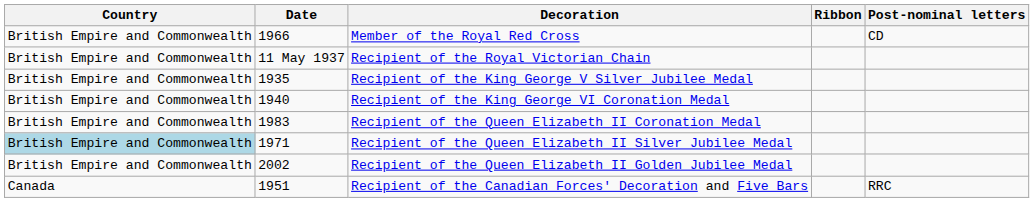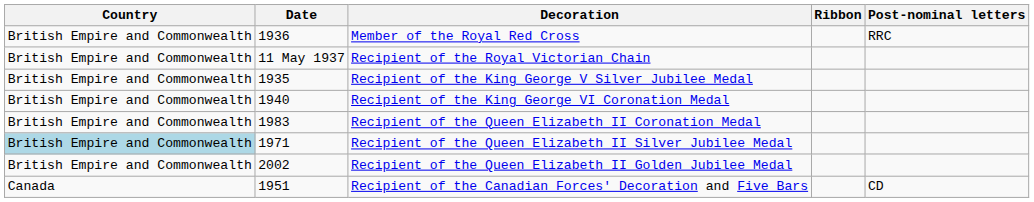(274, 37) 1966 -> (274, 37) 1936
(876, 37) CD -> (880, 37) RRC
(880, 186) RRC -> (876, 186) CD
